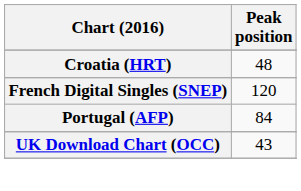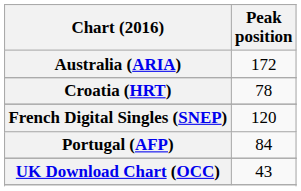+ row: (118, 63)
(264, 63) 48 -> (264, 90) 78
